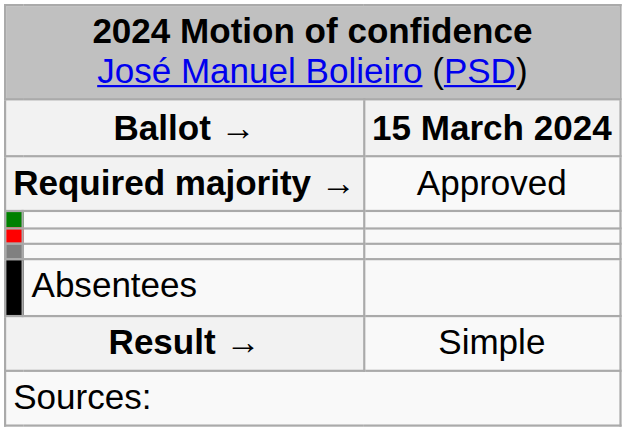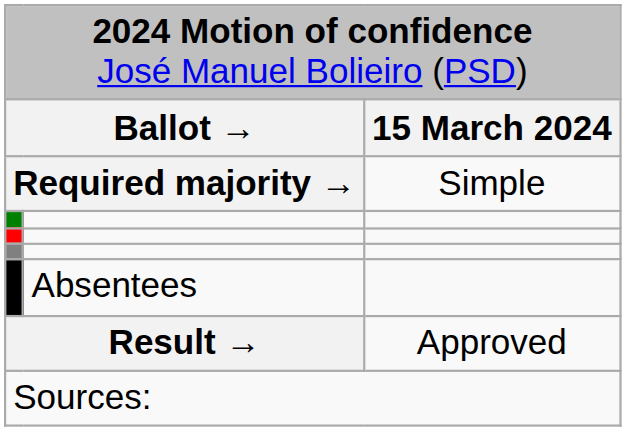(492, 182) Approved -> (492, 182) Simple
(492, 342) Simple -> (492, 342) Approved
